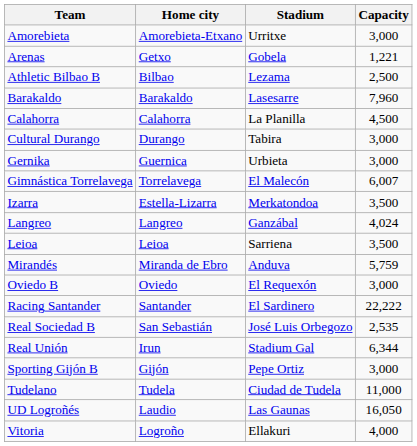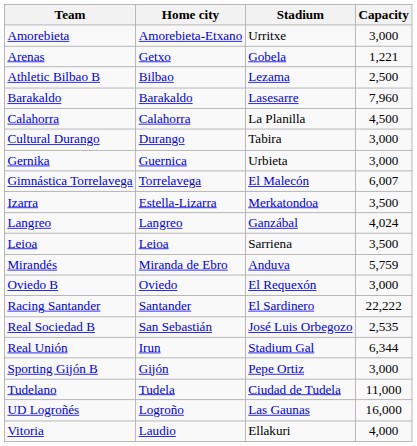(157, 410) Laudio -> (161, 410) Logroño
(384, 410) 16,050 -> (384, 410) 16,000
(161, 431) Logroño -> (157, 431) Laudio
